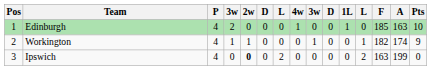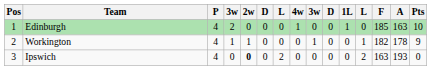(400, 42) 174 -> (400, 42) 178
(400, 57) 199 -> (400, 57) 193
